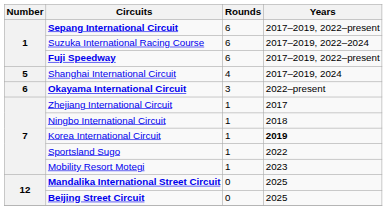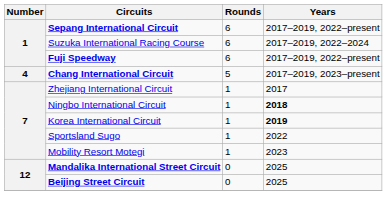+ row: (111, 74)
- row: (112, 74)
- row: (117, 89)
(277, 120) normal -> (277, 105) bold
